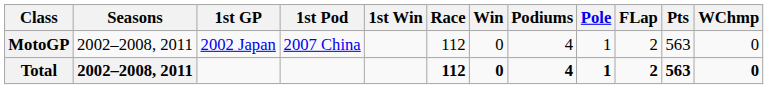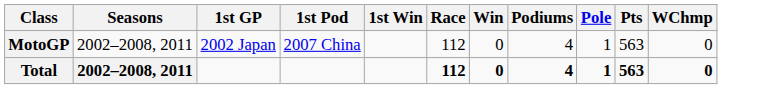- column: (638, 17)
